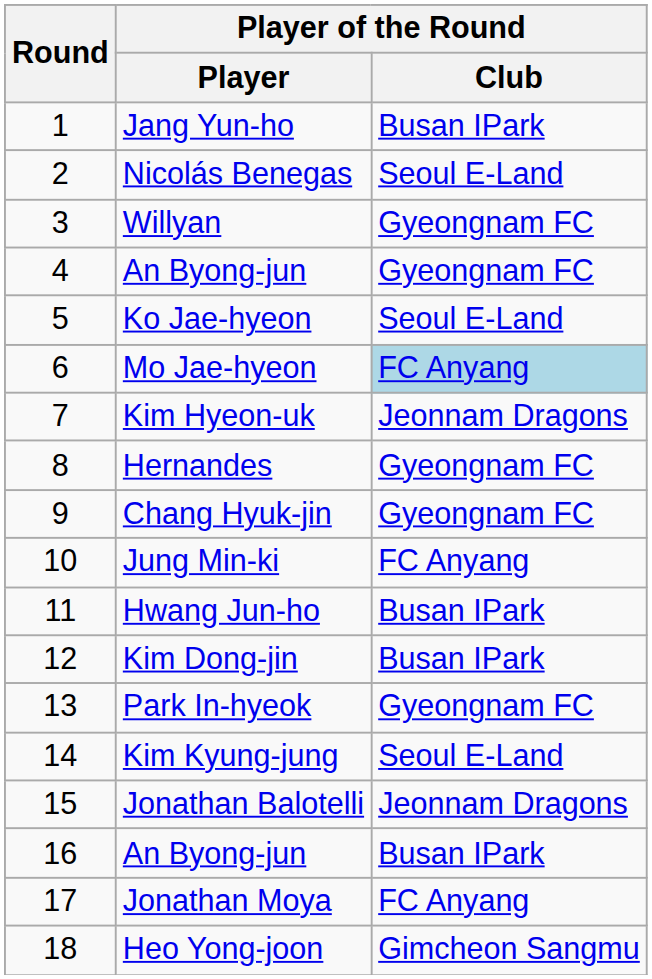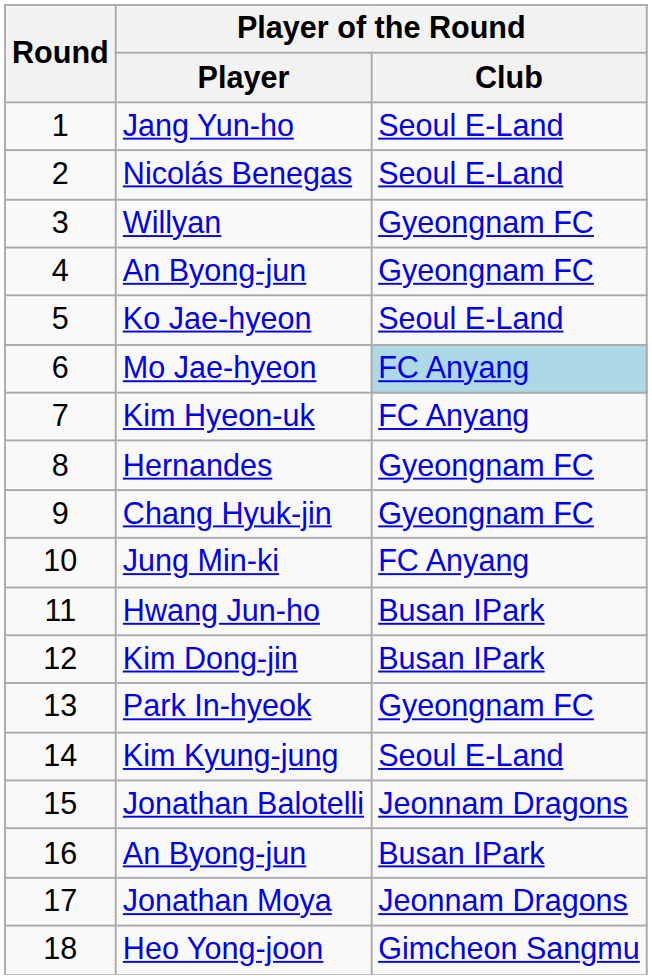(461, 125) Busan IPark -> (471, 125) Seoul E-Land
(503, 416) Jeonnam Dragons -> (454, 416) FC Anyang
(454, 901) FC Anyang -> (503, 901) Jeonnam Dragons
